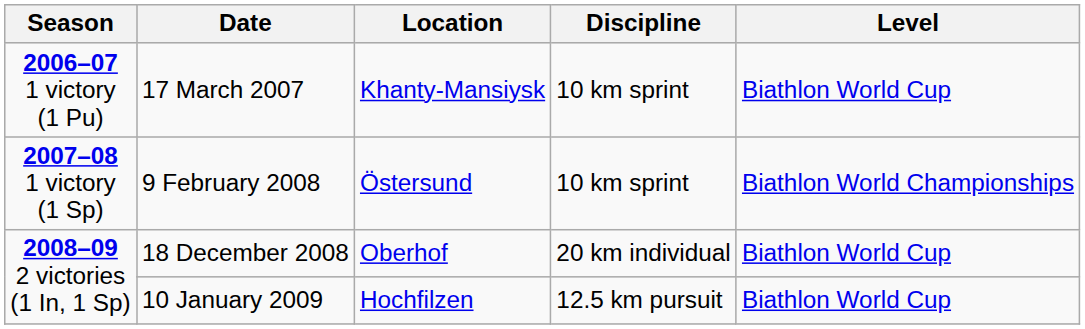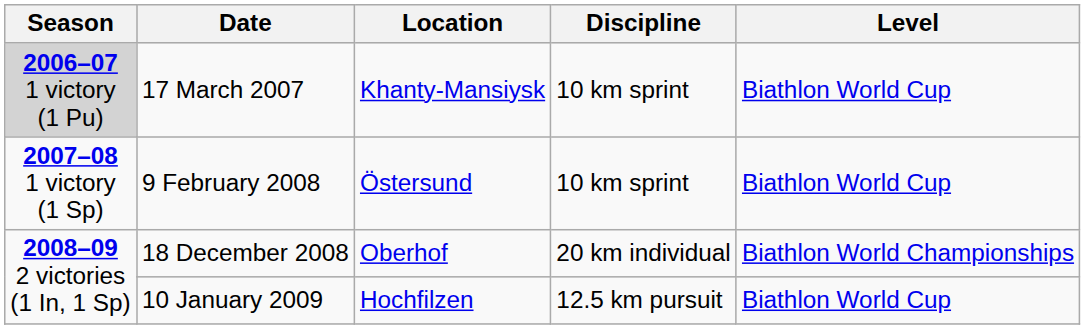(71, 89) no background -> (71, 89) lightgrey background
(908, 183) Biathlon World Championships -> (847, 183) Biathlon World Cup
(847, 252) Biathlon World Cup -> (908, 252) Biathlon World Championships
